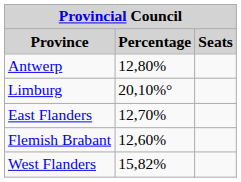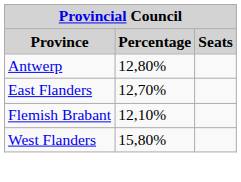- row: (35, 90)
(142, 139) 12,60% -> (142, 115) 12,10%
(142, 164) 15,82% -> (142, 139) 15,80%
